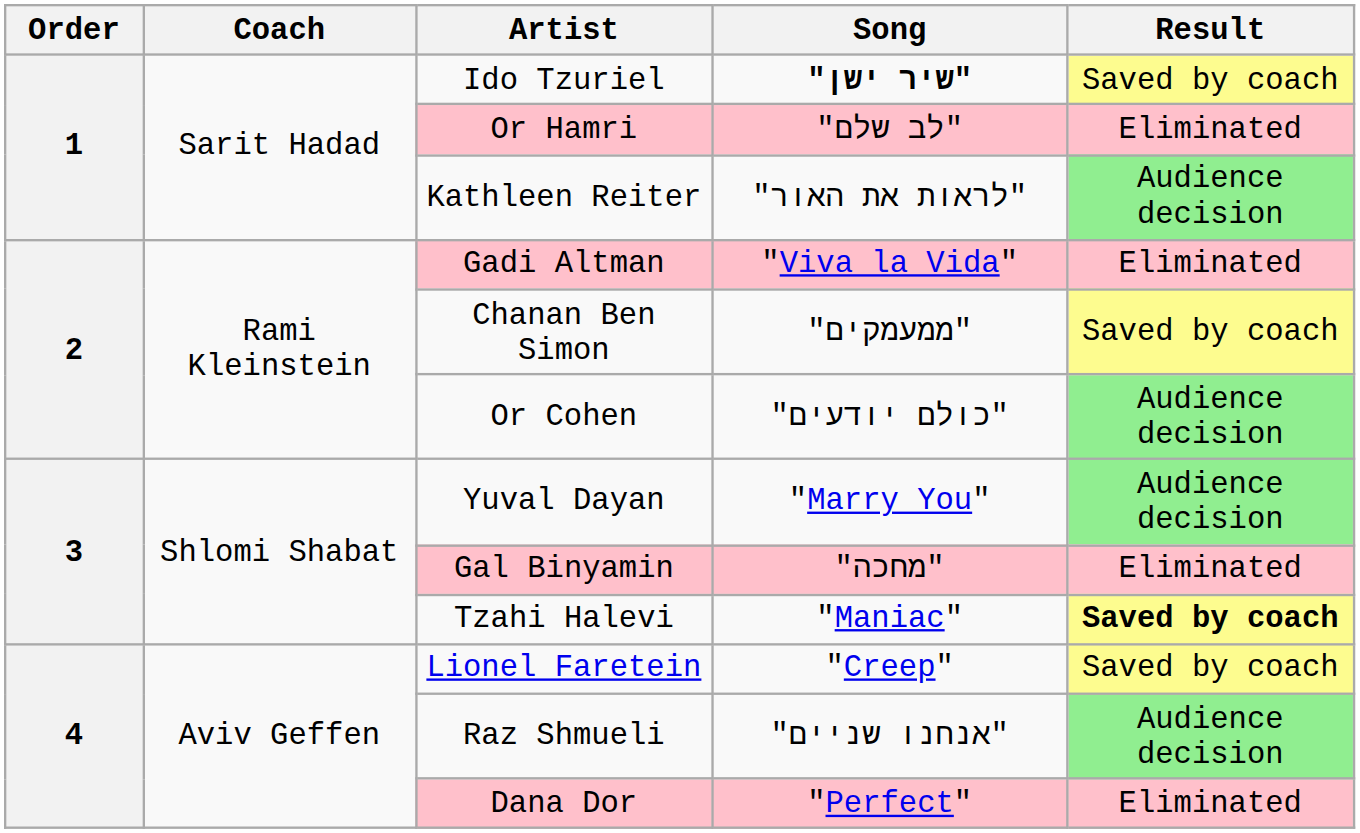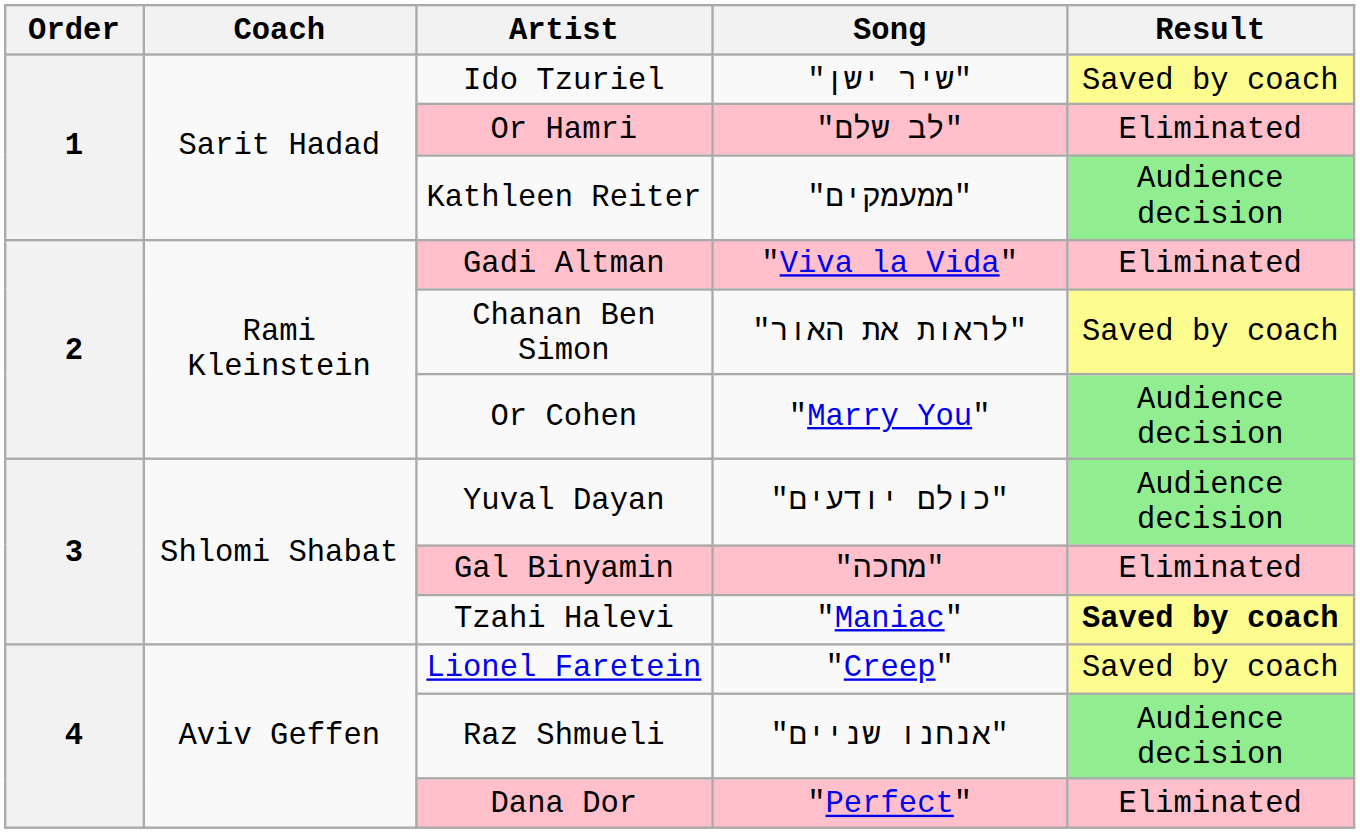(890, 80) bold -> (890, 80) normal
(890, 197) "לראות את האור" -> (890, 197) "ממעמקים"
(890, 332) "ממעמקים" -> (890, 332) "לראות את האור"
(890, 417) "כולם יודעים" -> (890, 417) "Marry You"
(890, 502) "Marry You" -> (890, 502) "כולם יודעים"
